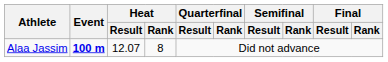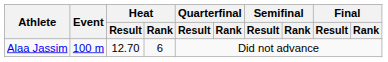(89, 48) bold -> (88, 48) normal
(126, 48) 12.07 -> (125, 48) 12.70
(160, 48) 8 -> (160, 48) 6
